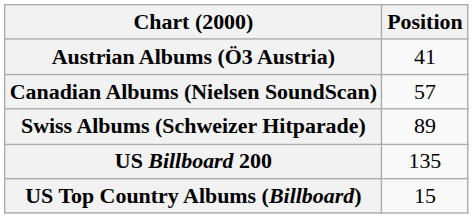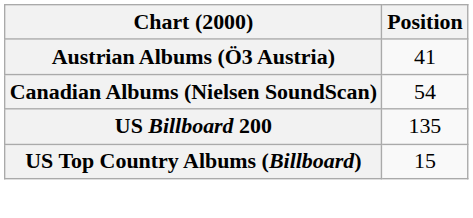(425, 91) 57 -> (425, 91) 54
- row: (193, 126)
